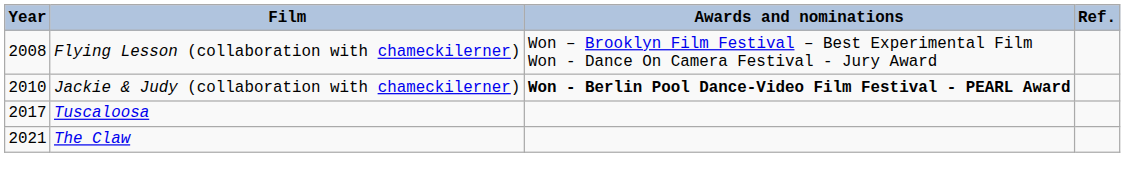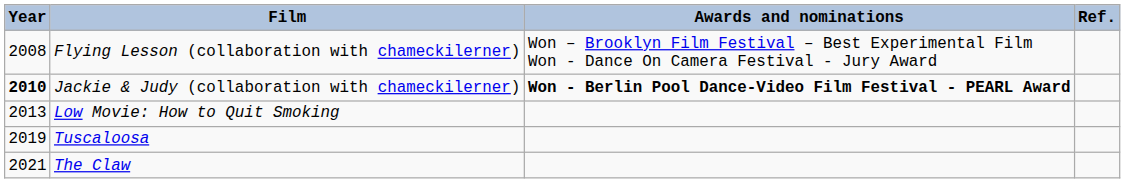(27, 88) normal -> (27, 88) bold
+ row: (197, 113)
(27, 113) 2017 -> (27, 139) 2019
